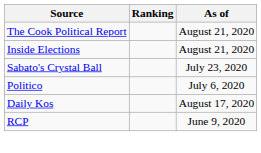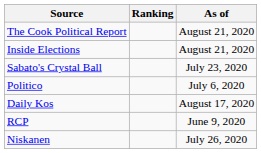+ row: (28, 139)
